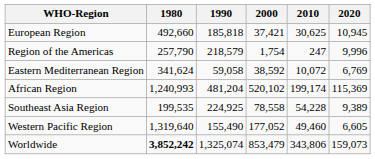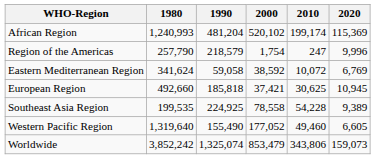rows swapped: (42, 88) <-> (47, 32)
(171, 144) bold -> (171, 144) normal
